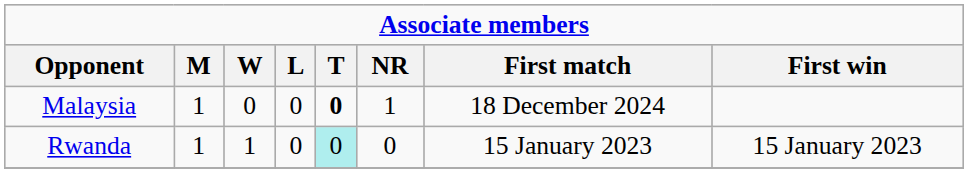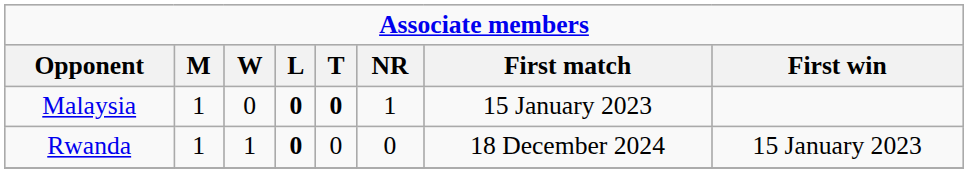(296, 106) normal -> (296, 106) bold
(568, 106) 18 December 2024 -> (568, 106) 15 January 2023
(296, 146) normal -> (296, 146) bold
(336, 146) paleturquoise background -> (336, 146) no background
(568, 146) 15 January 2023 -> (568, 146) 18 December 2024
